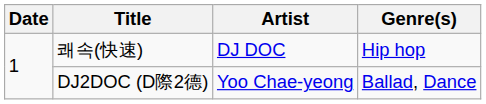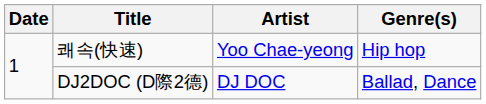(251, 49) DJ DOC -> (285, 49) Yoo Chae-yeong
(285, 82) Yoo Chae-yeong -> (251, 82) DJ DOC
